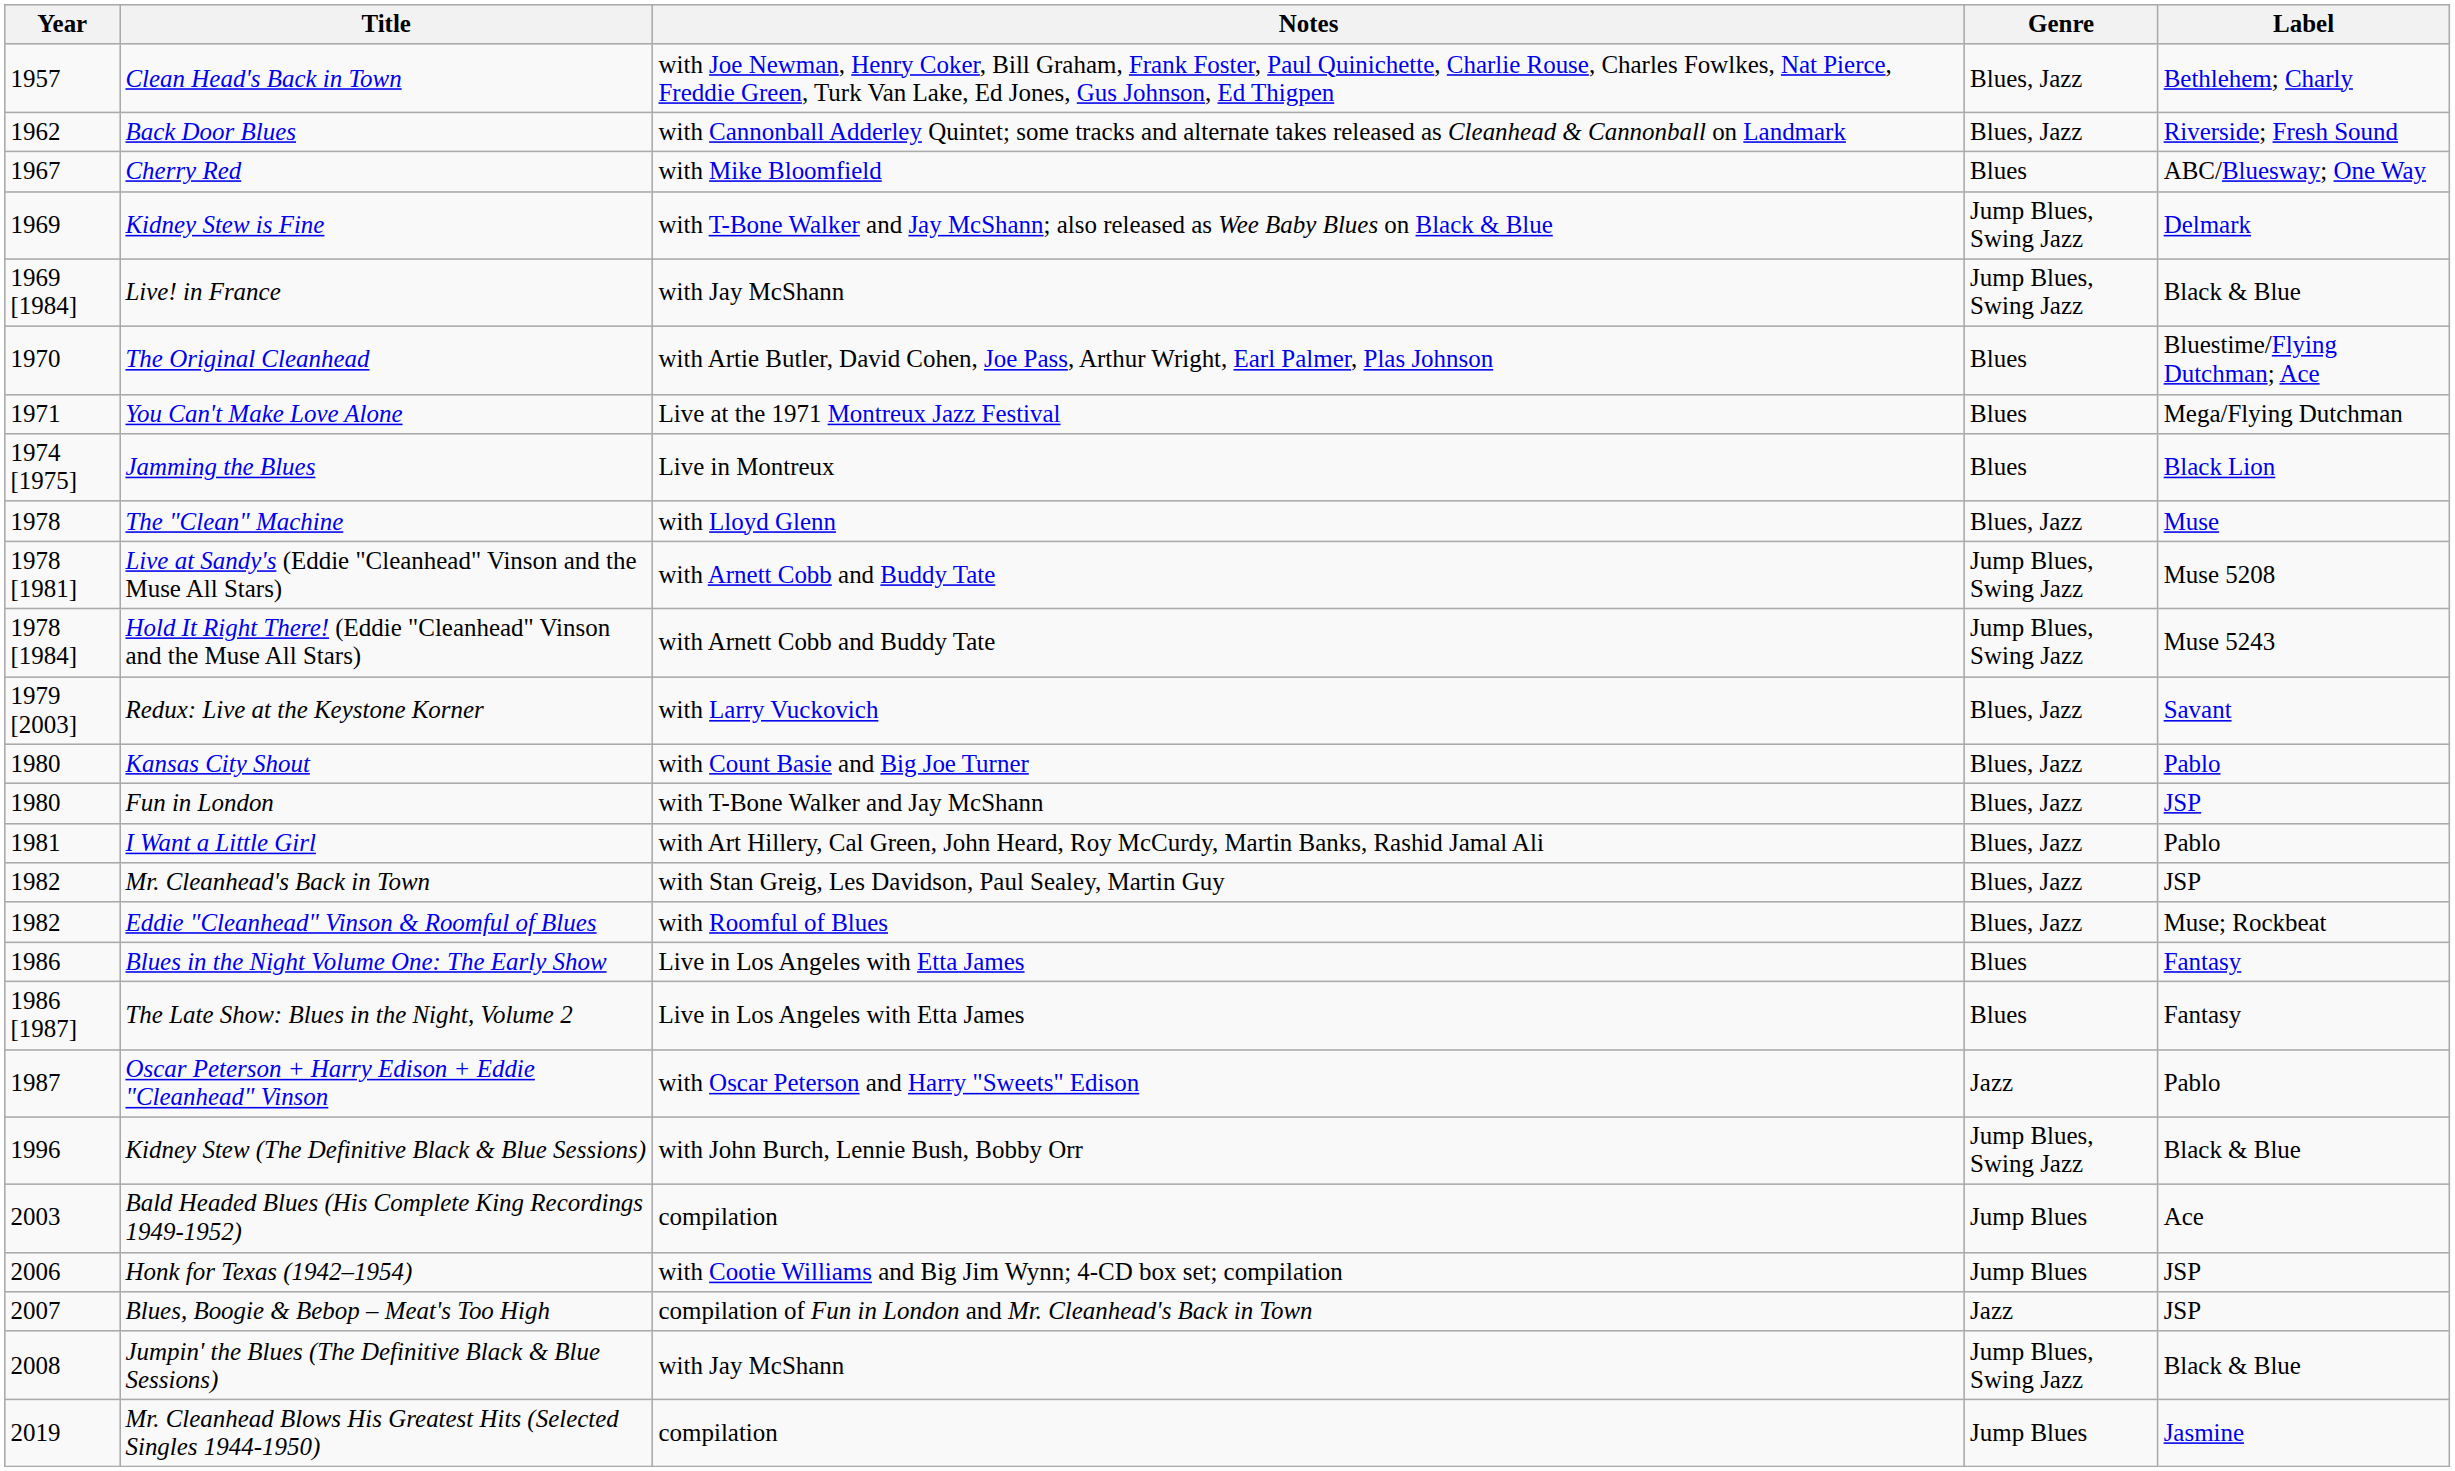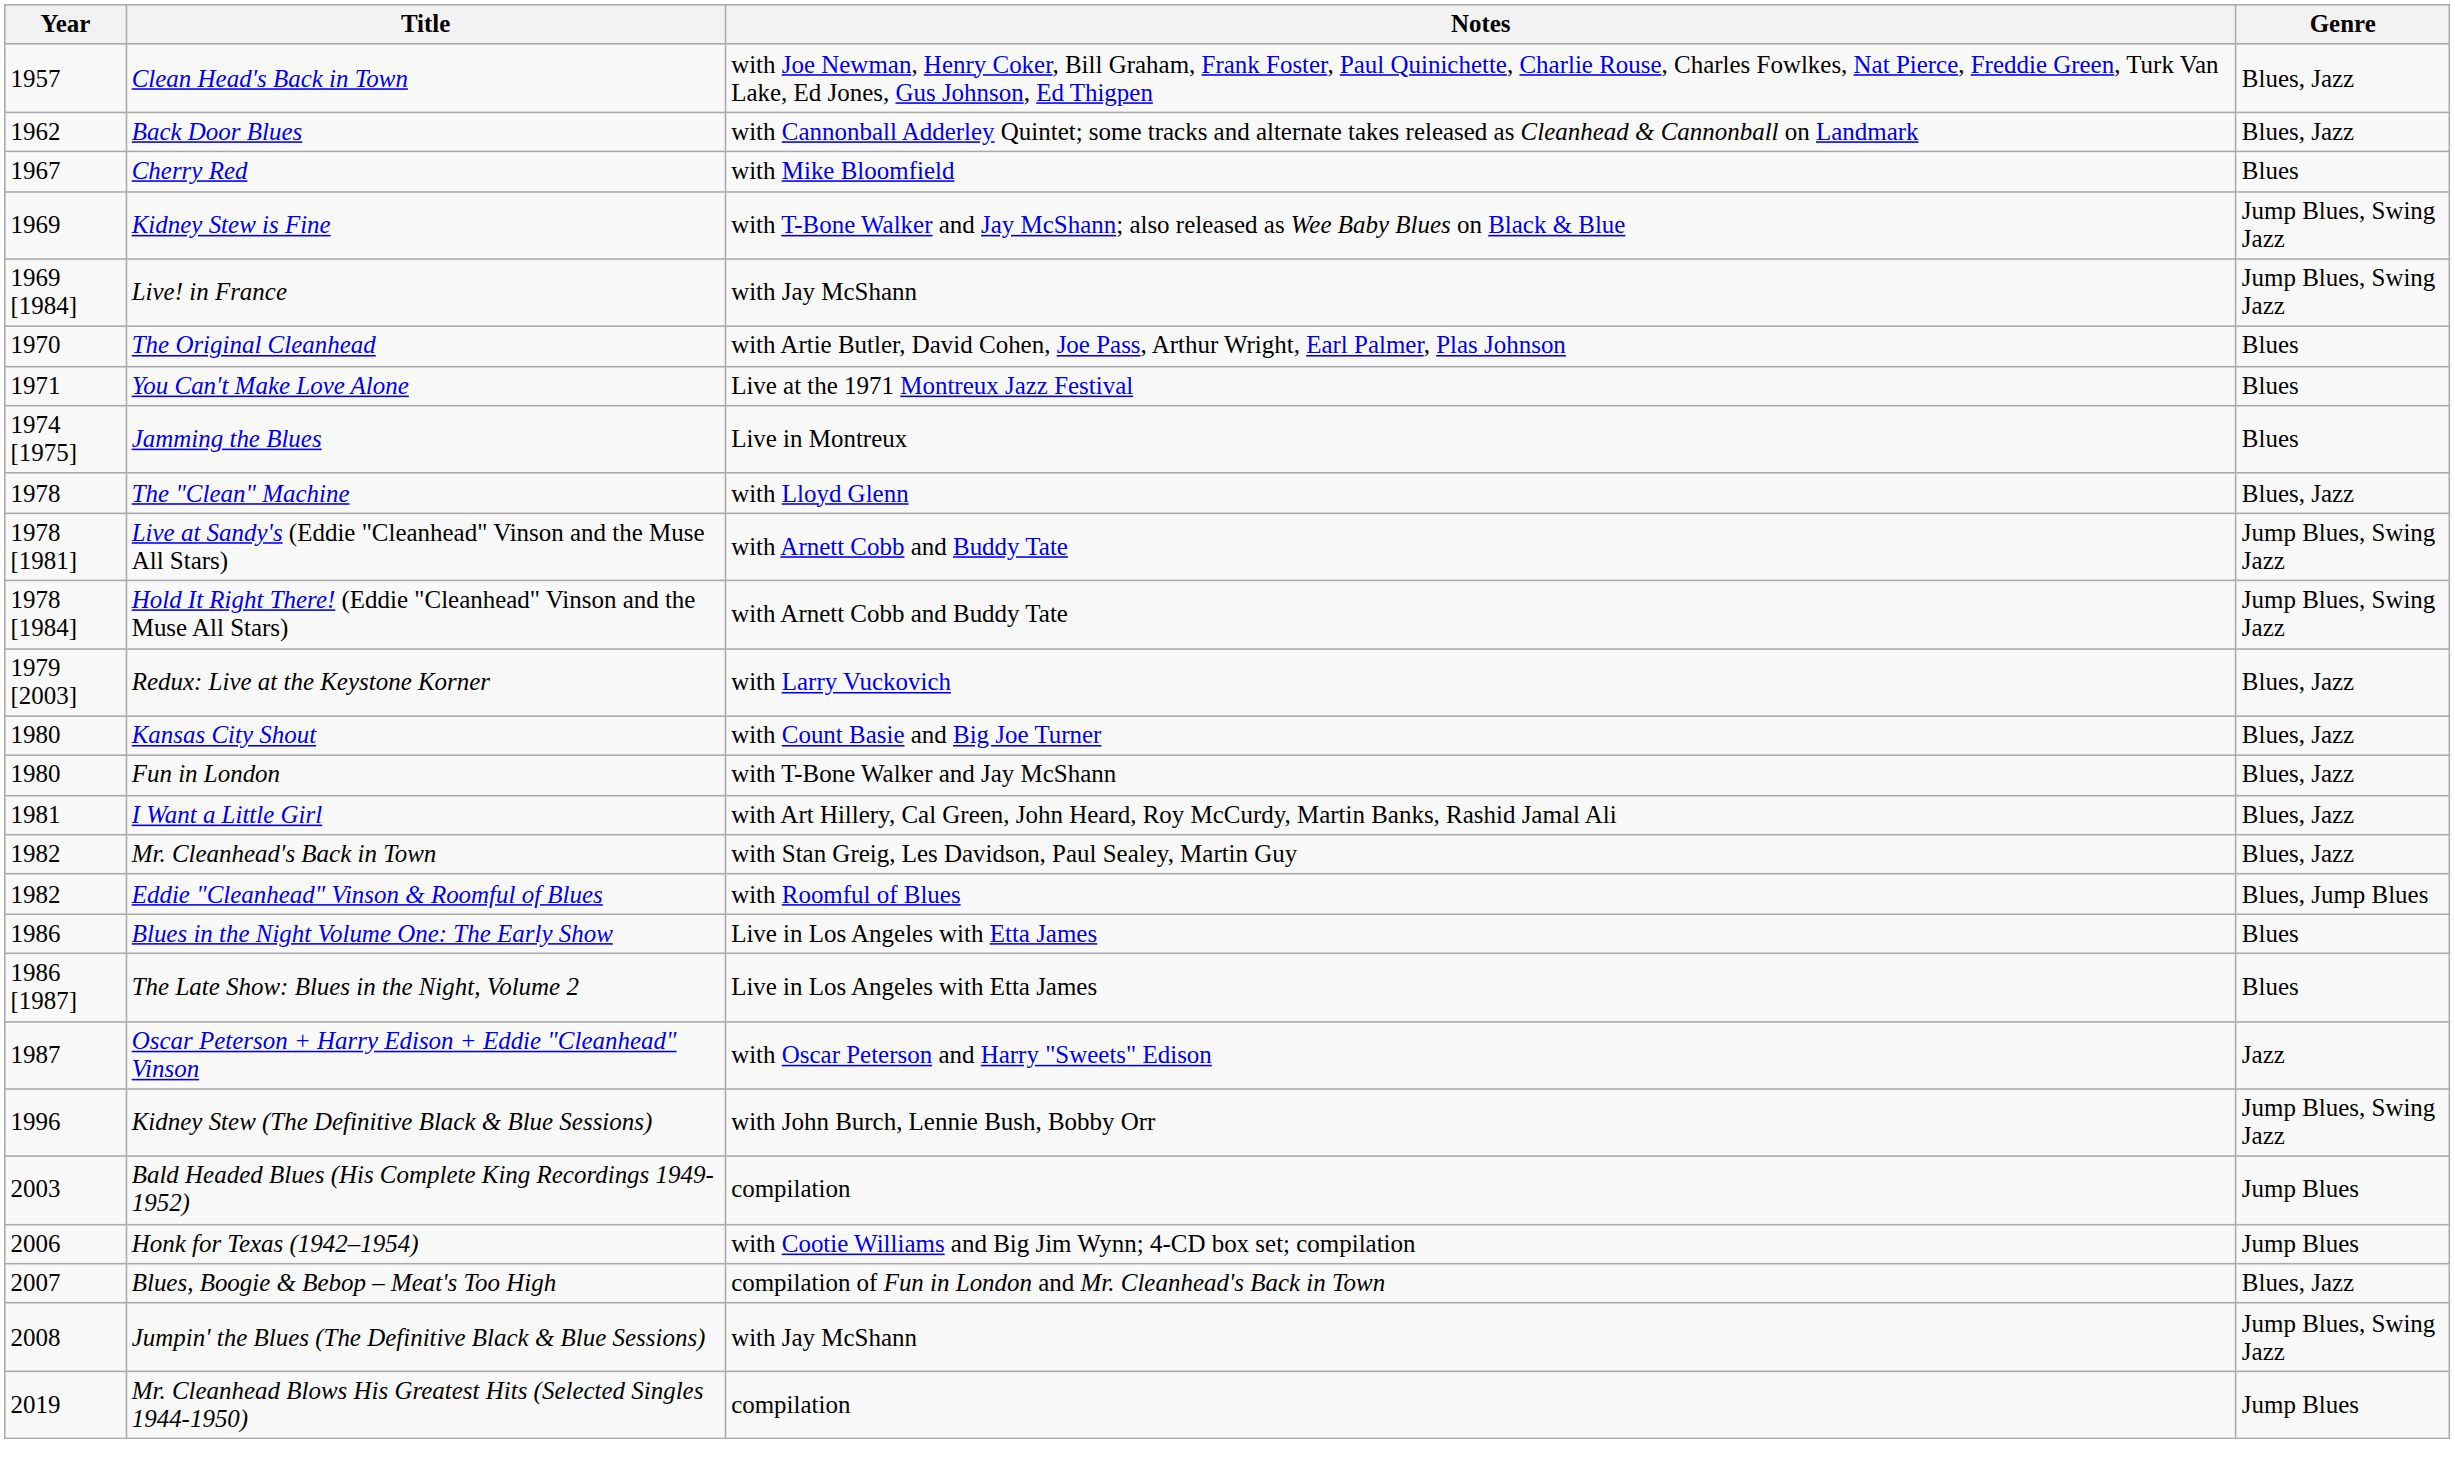- column: (2304, 24)
(2026, 921) Blues, Jazz -> (2335, 893) Blues, Jump Blues
(1992, 1311) Jazz -> (2298, 1283) Blues, Jazz
